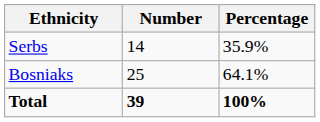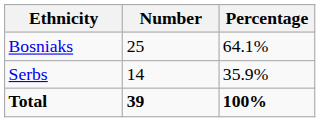rows swapped: (41, 74) <-> (28, 46)
